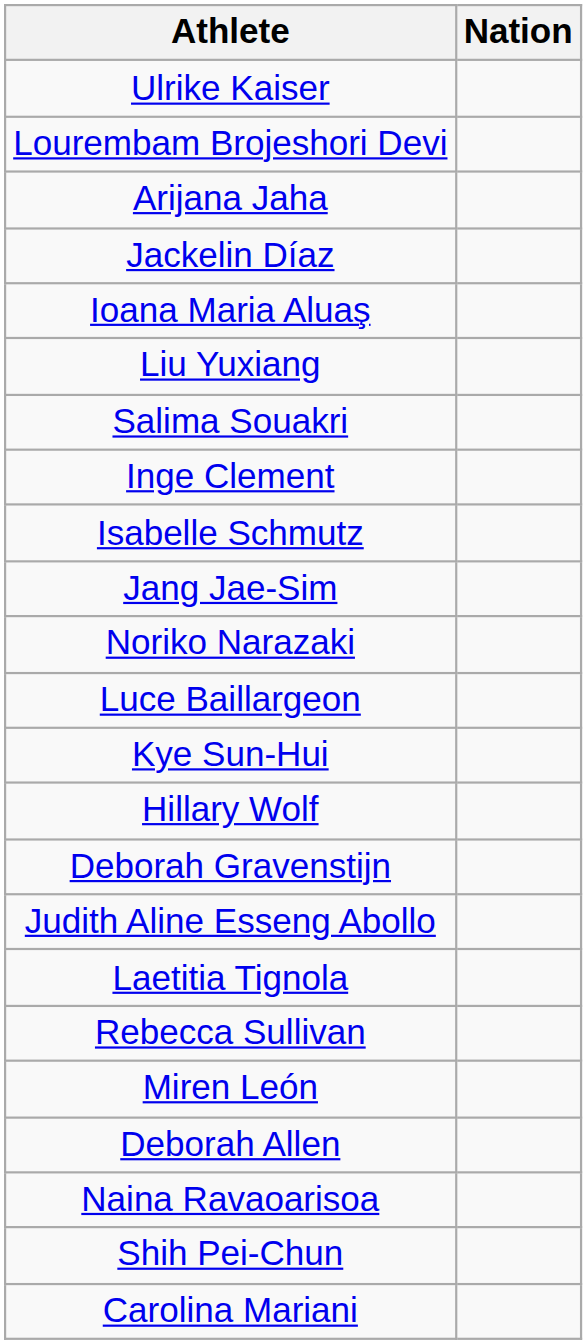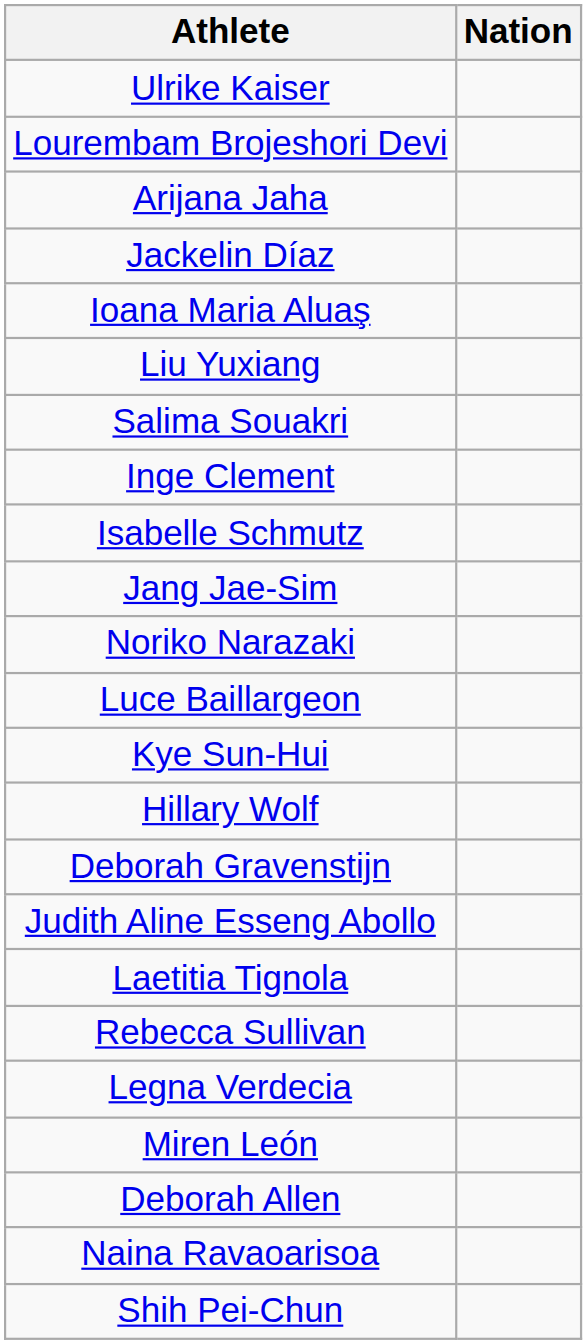+ row: (230, 1088)
- row: (230, 1310)
